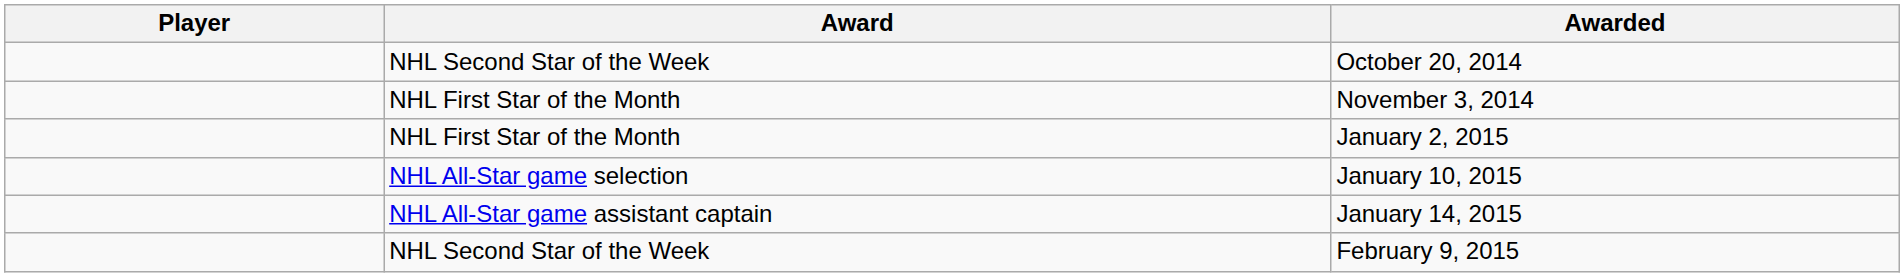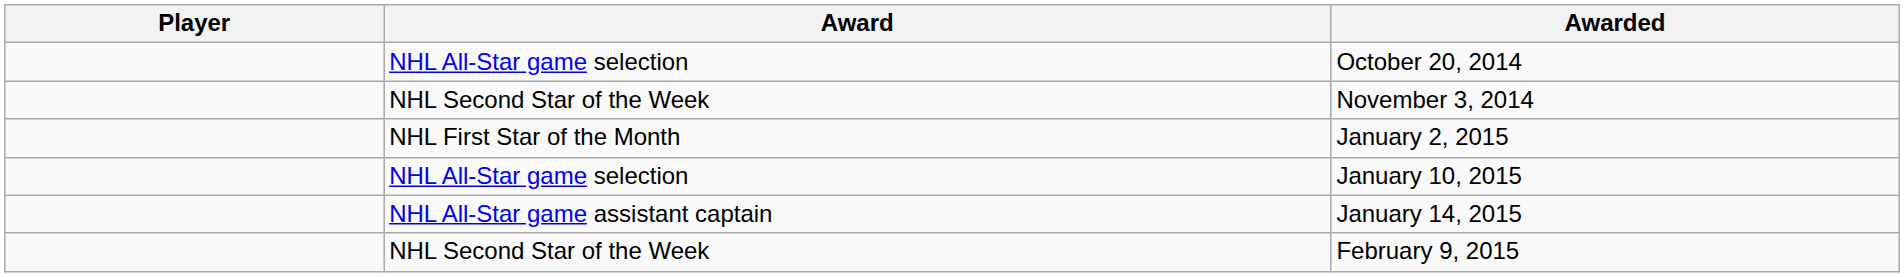(549, 61) NHL Second Star of the Week -> (539, 61) NHL All-Star game selection
(535, 99) NHL First Star of the Month -> (549, 99) NHL Second Star of the Week
